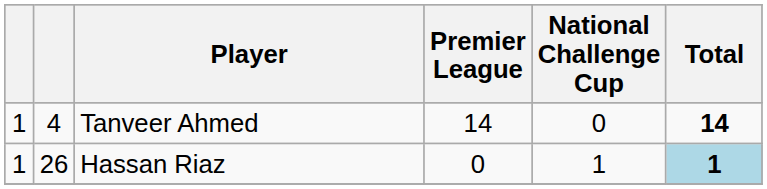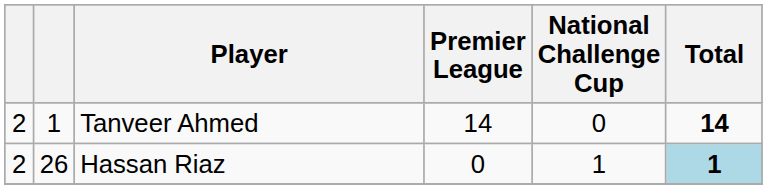(19, 123) 1 -> (19, 123) 2
(54, 123) 4 -> (54, 123) 1
(19, 164) 1 -> (19, 164) 2
